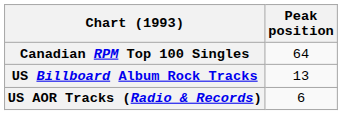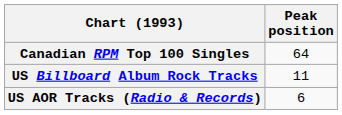(301, 76) 13 -> (301, 76) 11
